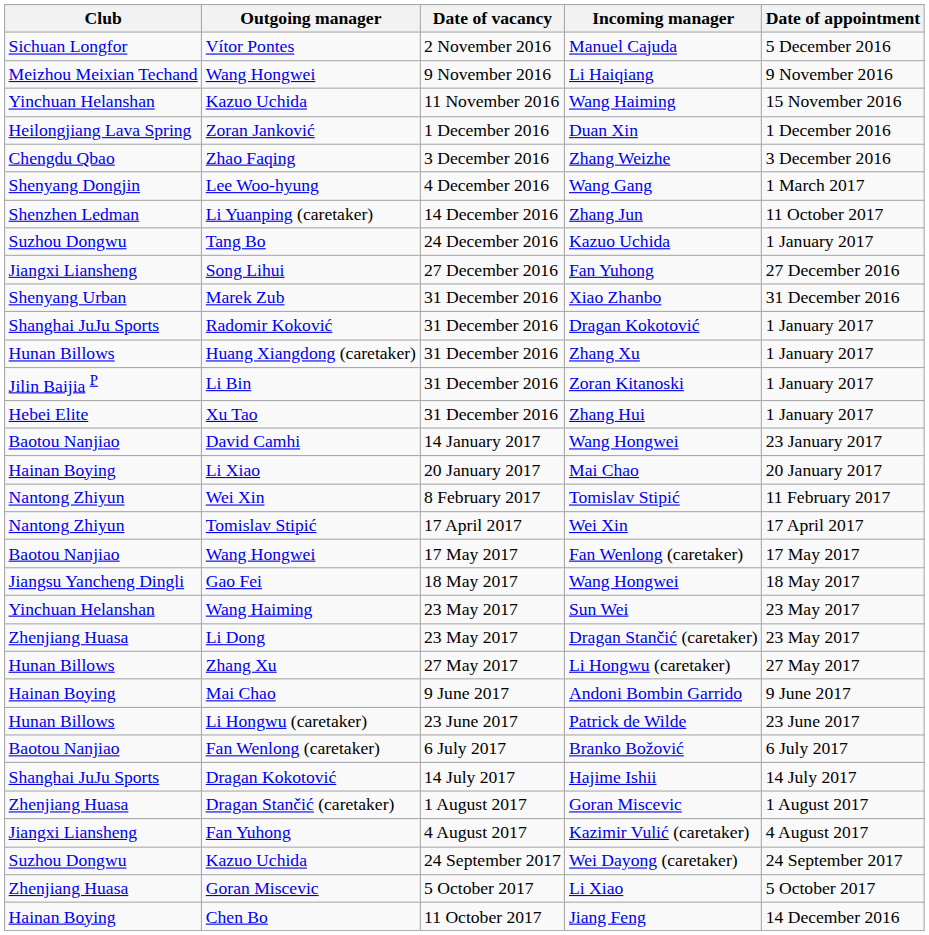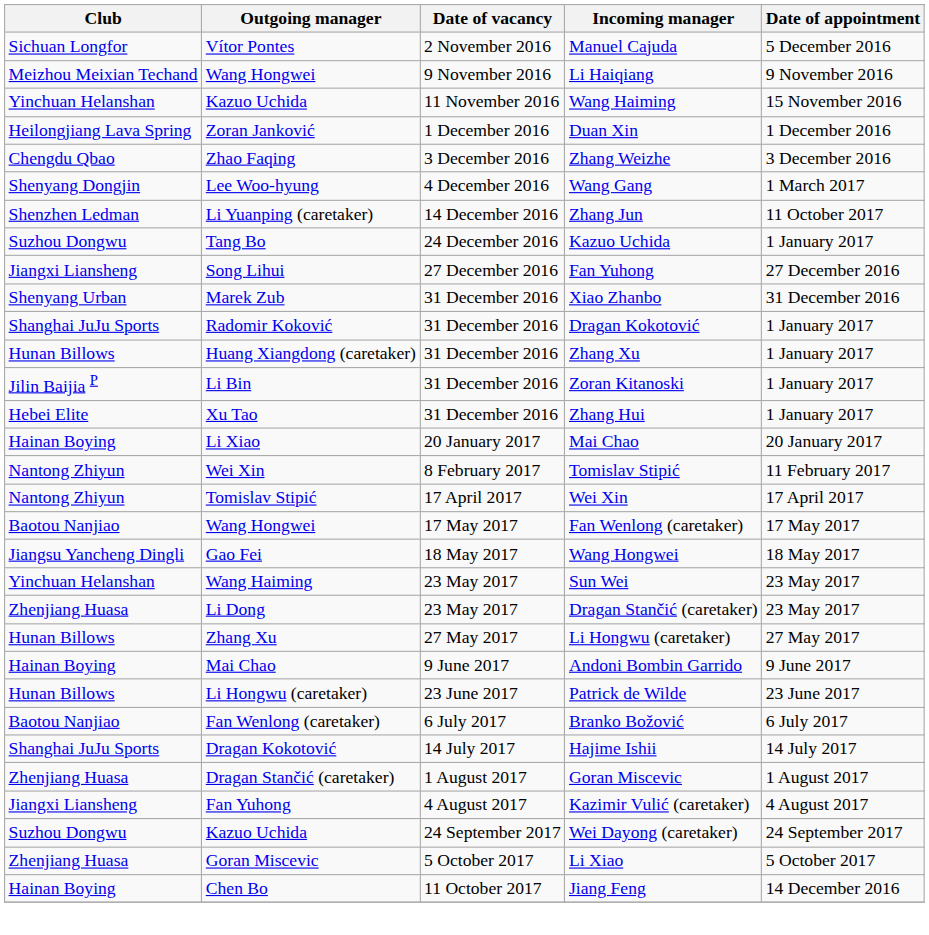- row: (253, 441)
